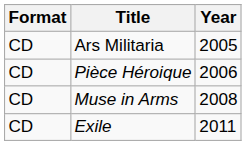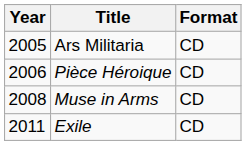columns swapped: (218, 18) <-> (37, 18)
